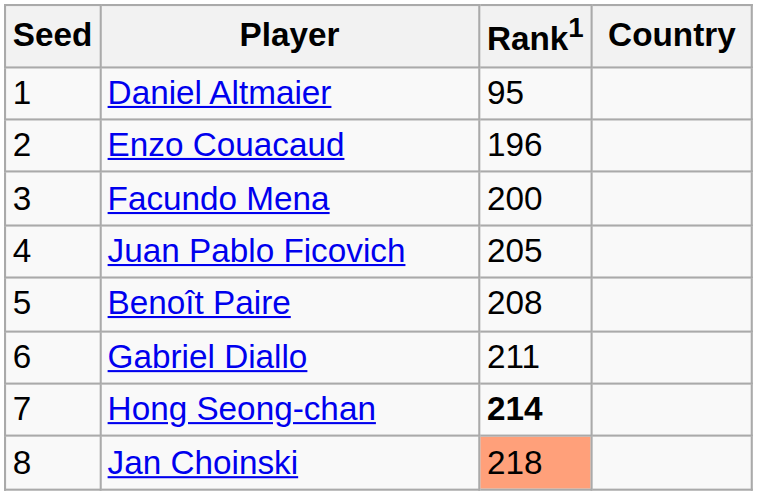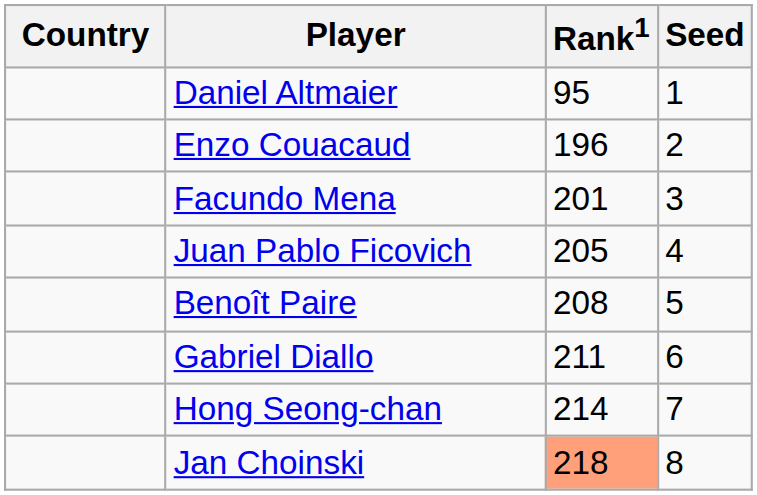columns swapped: (672, 35) <-> (52, 35)
(515, 198) 200 -> (581, 198) 201
(515, 409) bold -> (581, 409) normal
